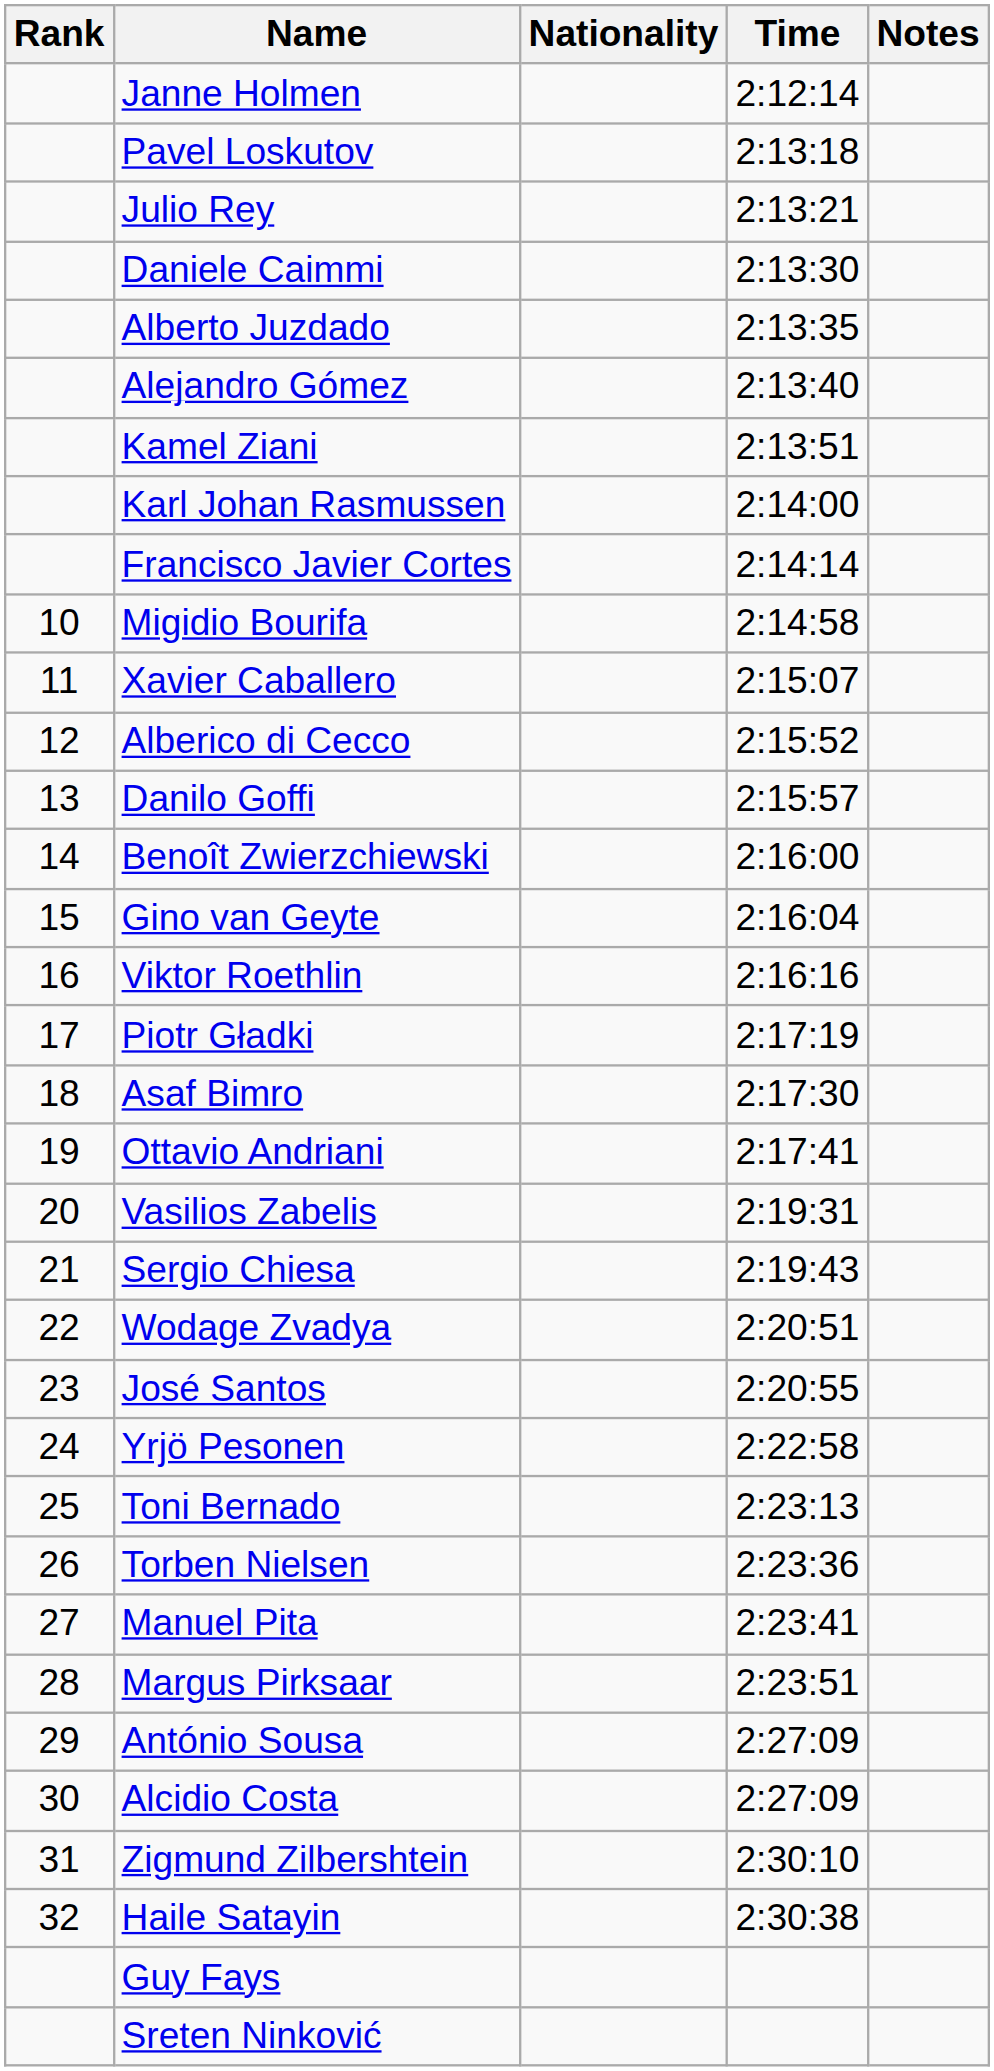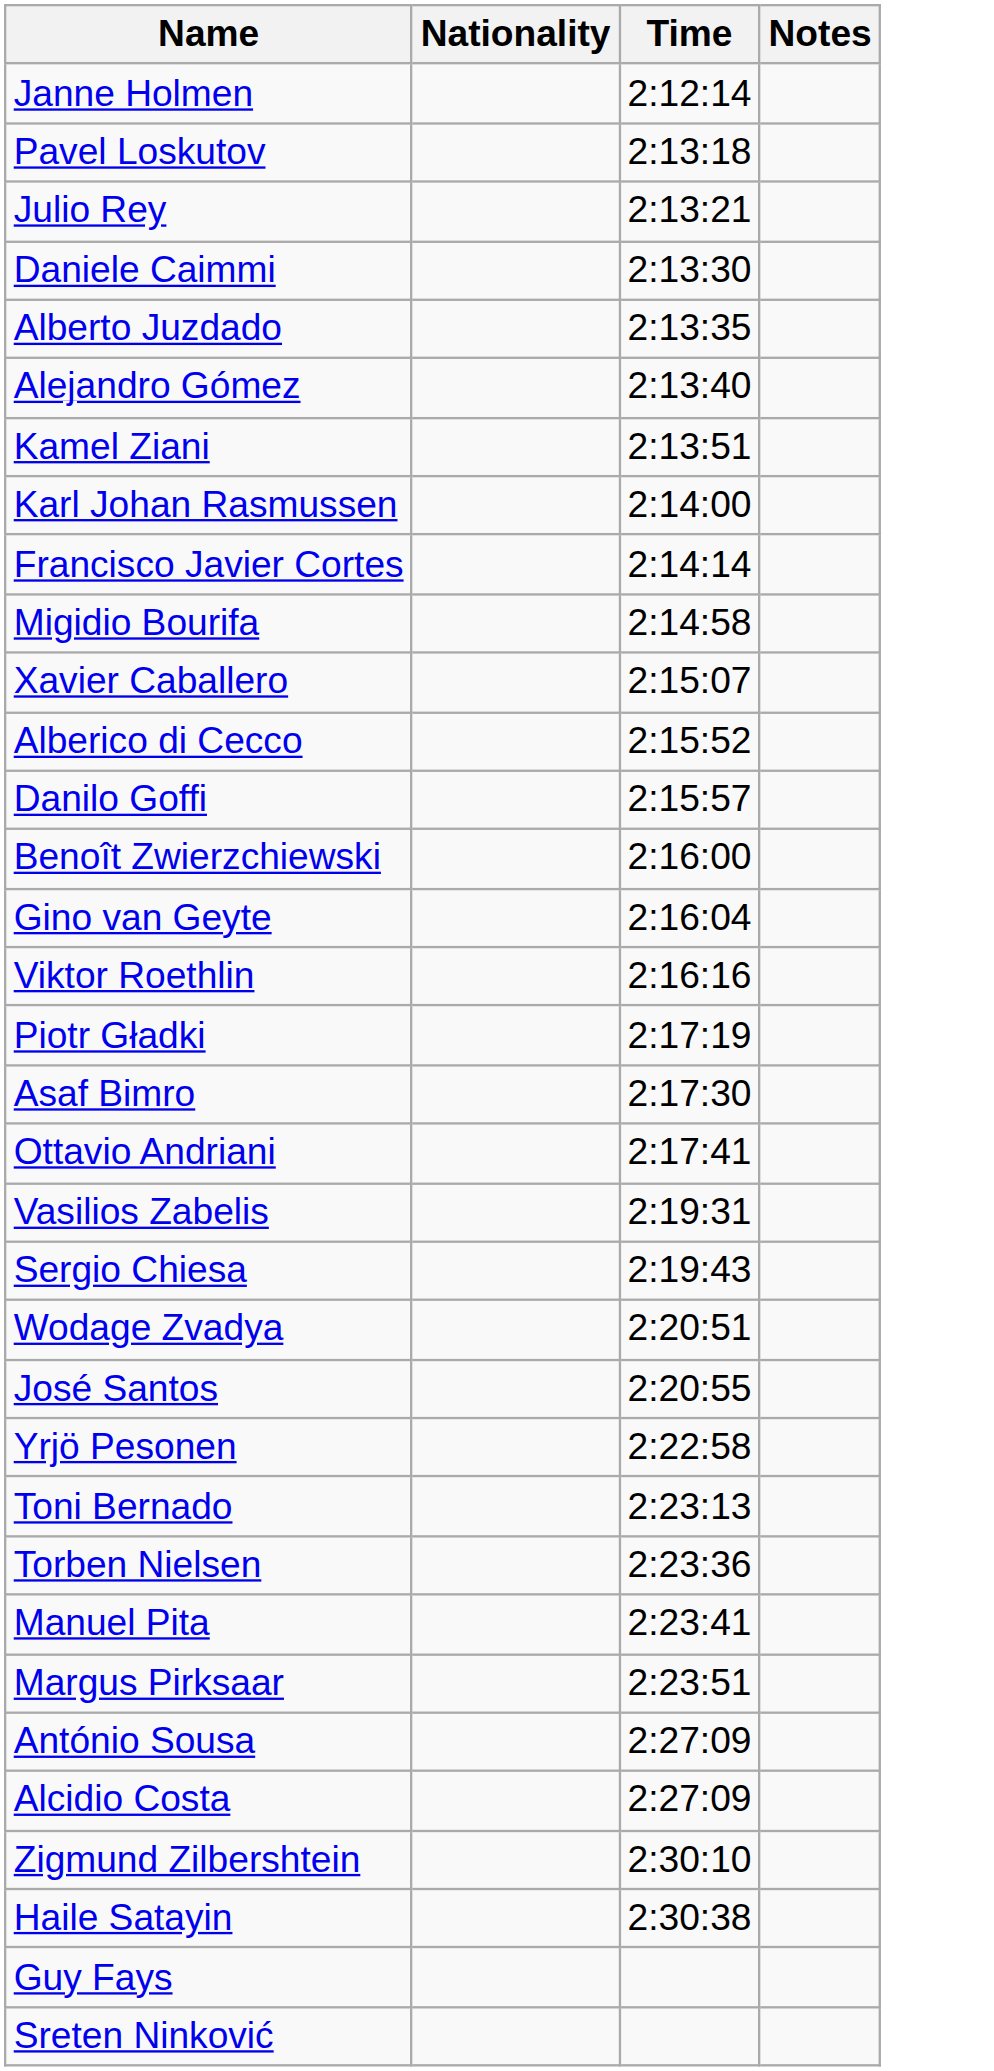- column: (59, 33)
